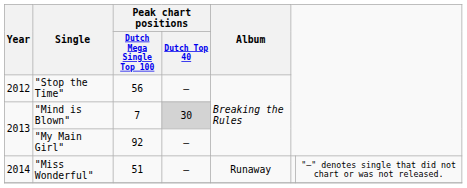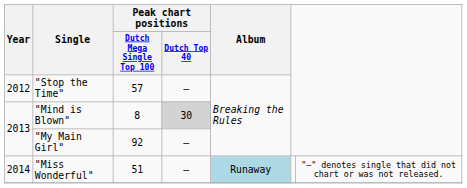(137, 88) 56 -> (137, 88) 57
(137, 115) 7 -> (137, 115) 8
(251, 169) no background -> (251, 169) lightblue background
